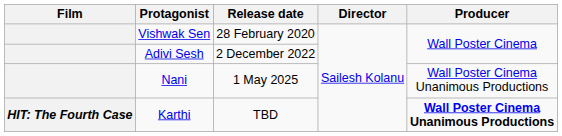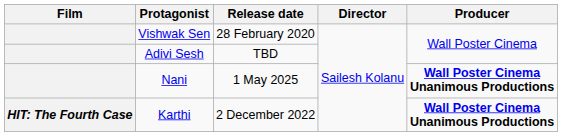(266, 53) 2 December 2022 -> (266, 53) TBD
(482, 80) normal -> (482, 80) bold
(266, 114) TBD -> (266, 114) 2 December 2022
